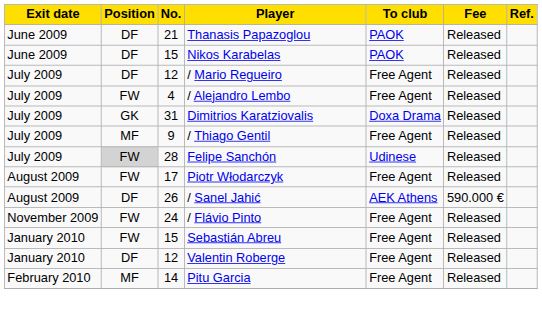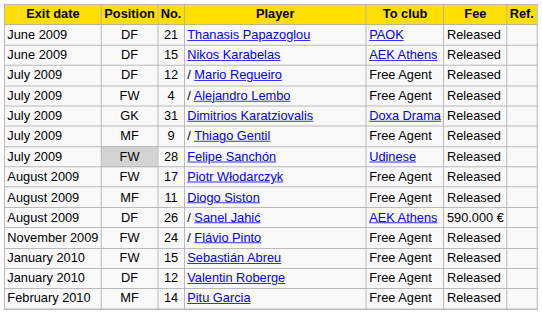(386, 55) PAOK -> (403, 55) AEK Athens
+ row: (224, 197)
